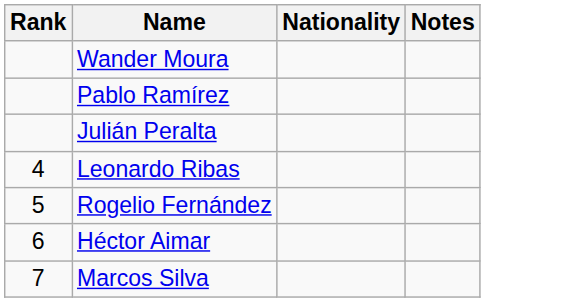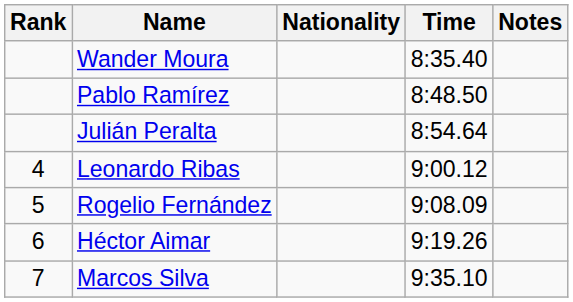+ column: (449, 22)
